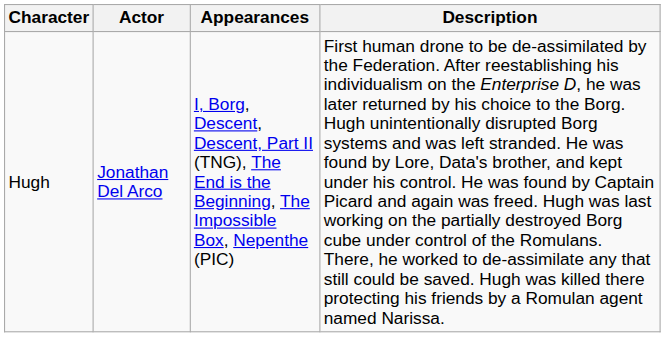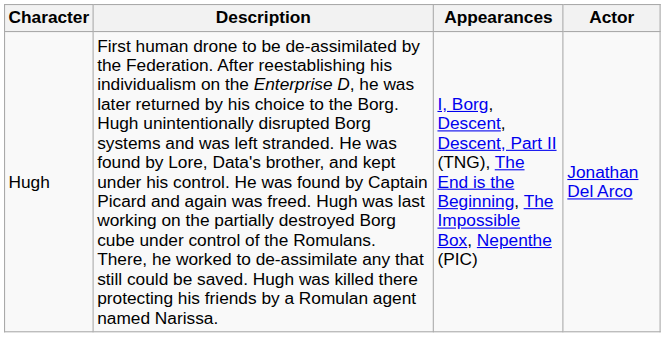columns swapped: (142, 18) <-> (490, 18)
